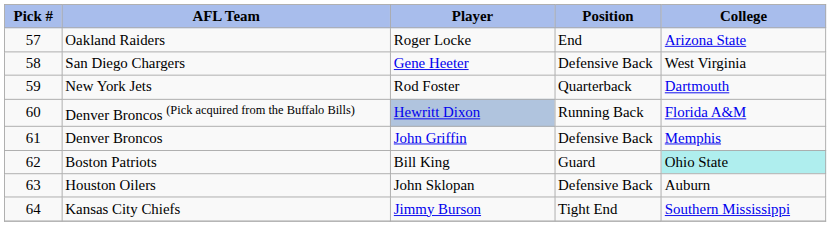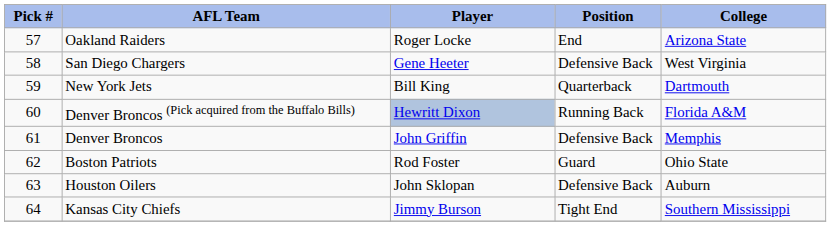(427, 87) Rod Foster -> (422, 87) Bill King
(422, 161) Bill King -> (427, 161) Rod Foster
(696, 161) paleturquoise background -> (696, 161) no background
